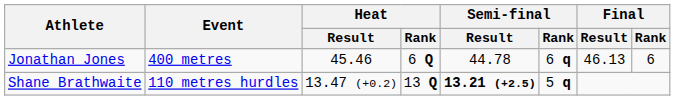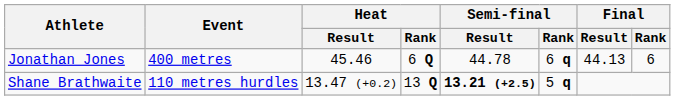(604, 60) 46.13 -> (604, 60) 44.13
